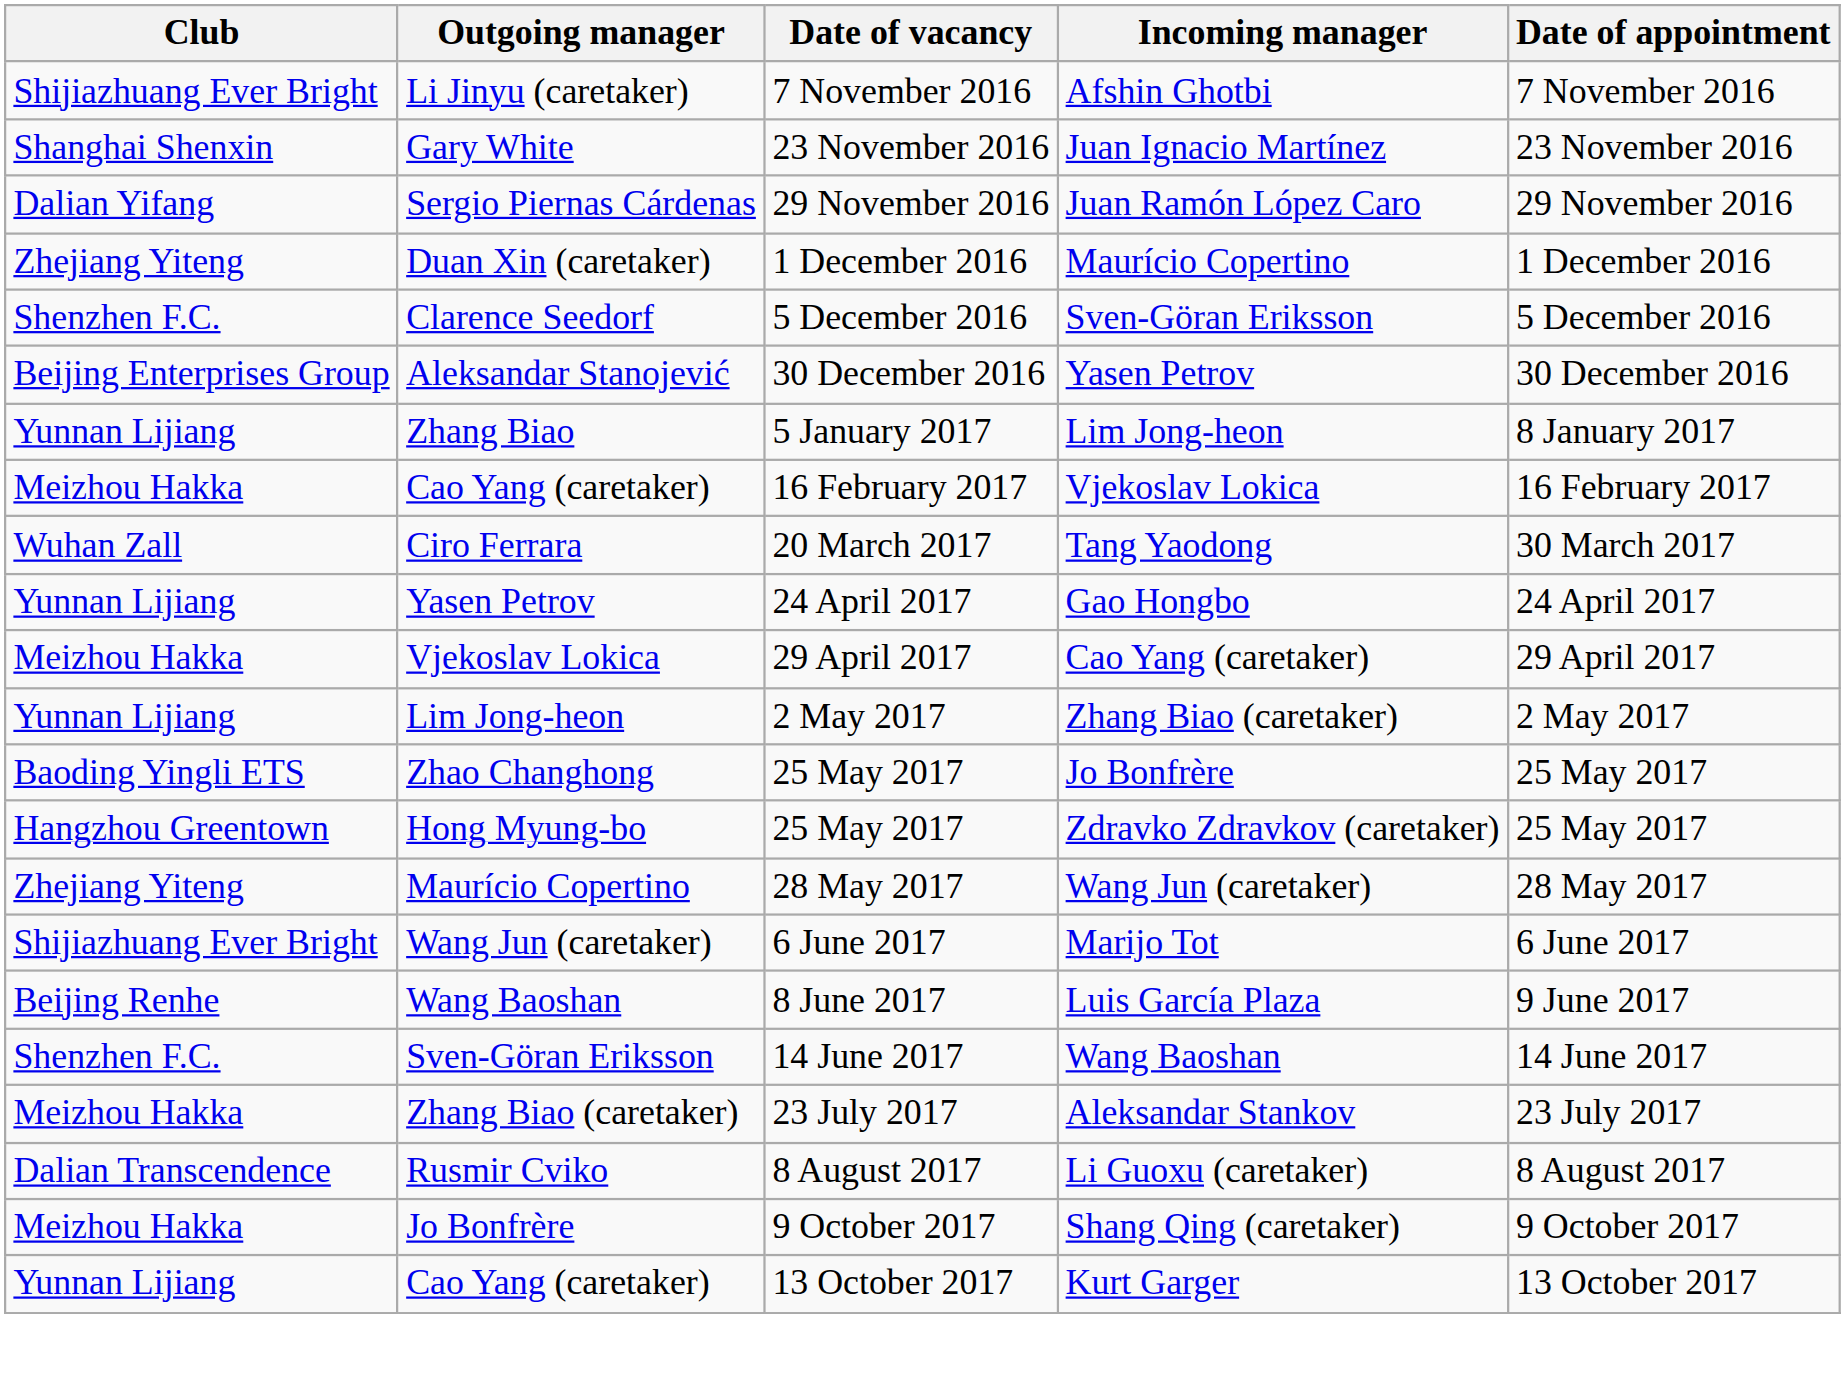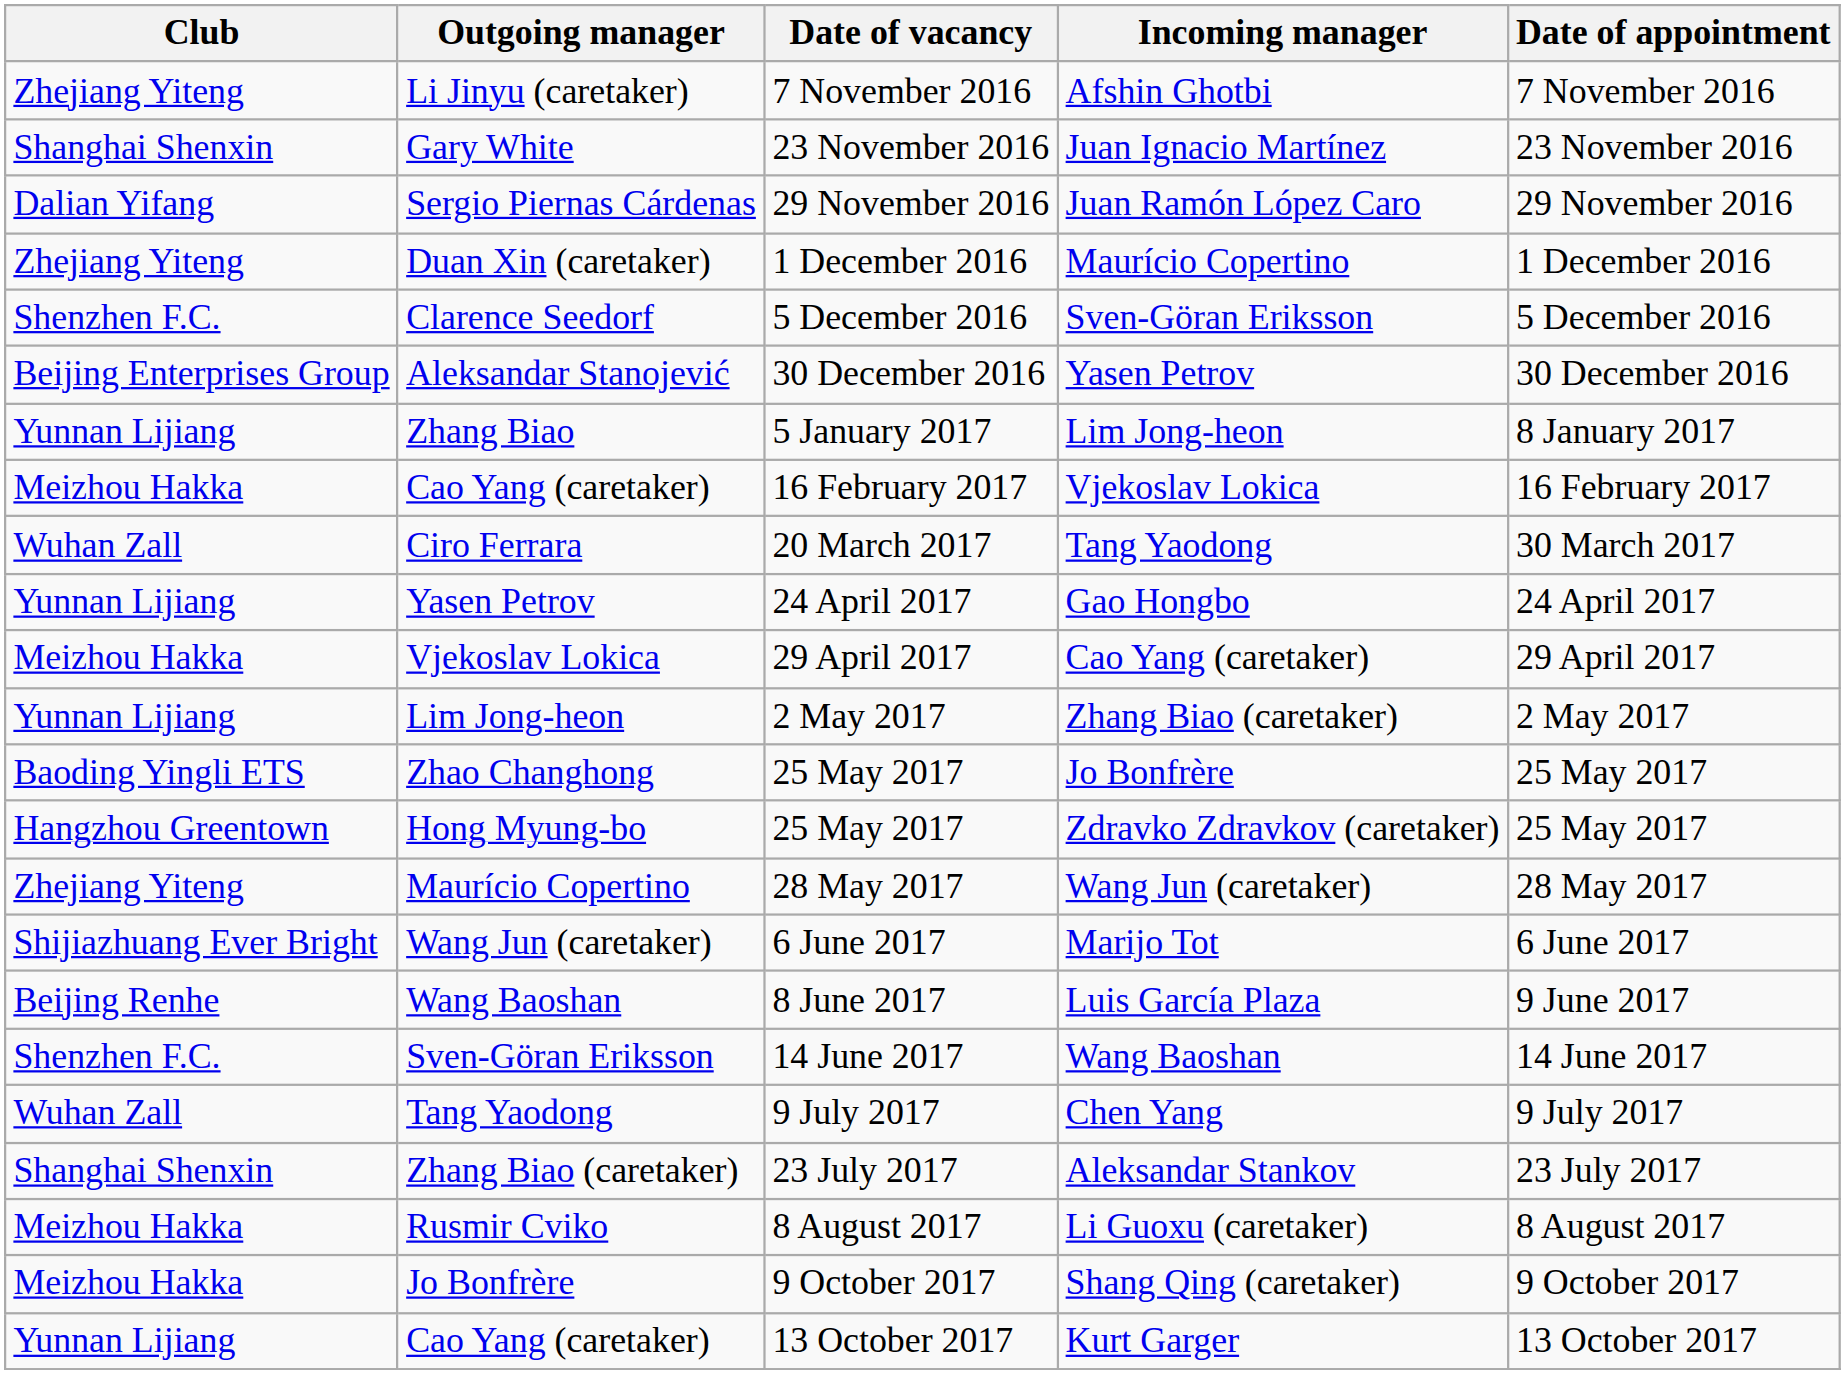(196, 89) Shijiazhuang Ever Bright -> (129, 89) Zhejiang Yiteng
+ row: (1144, 1112)
(128, 1112) Meizhou Hakka -> (143, 1169) Shanghai Shenxin
(172, 1169) Dalian Transcendence -> (128, 1226) Meizhou Hakka
